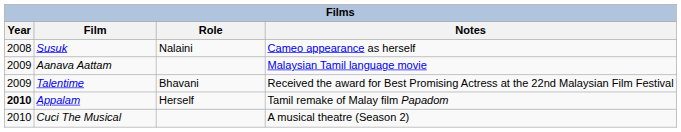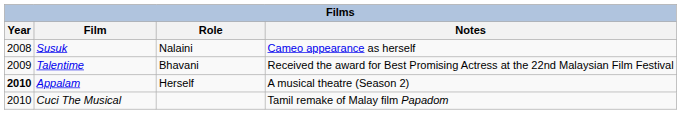- row: (74, 65)
(358, 100) Tamil remake of Malay film Papadom -> (338, 83) A musical theatre (Season 2)
(338, 118) A musical theatre (Season 2) -> (358, 100) Tamil remake of Malay film Papadom
